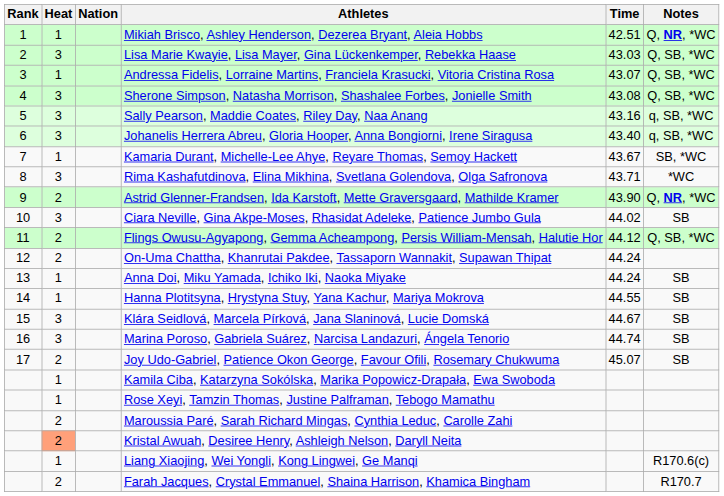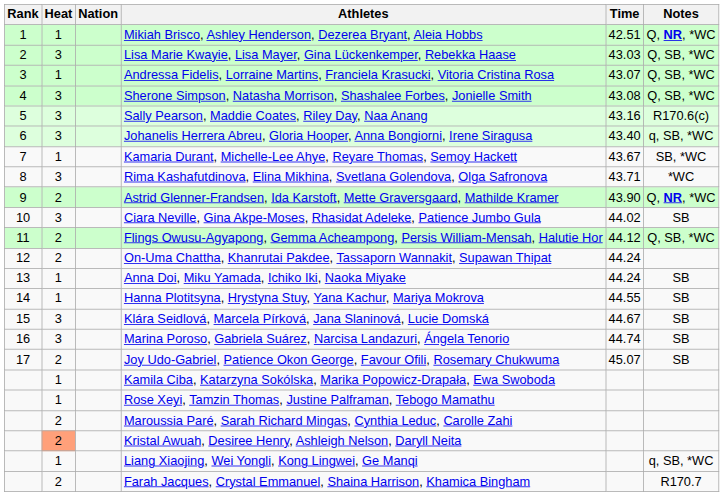(681, 116) q, SB, *WC -> (681, 116) R170.6(c)
(681, 461) R170.6(c) -> (681, 461) q, SB, *WC
